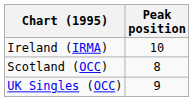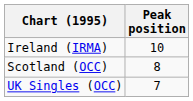(157, 86) 9 -> (157, 86) 7
